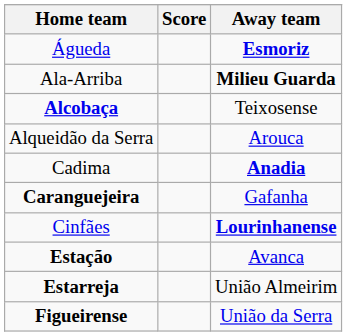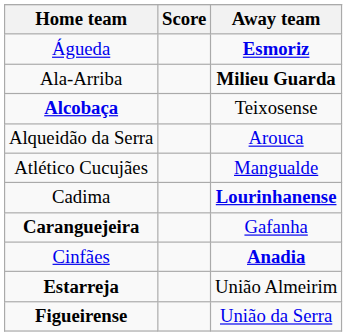+ row: (81, 167)
(276, 167) Anadia -> (276, 197) Lourinhanense
(276, 227) Lourinhanense -> (276, 256) Anadia
- row: (81, 256)
